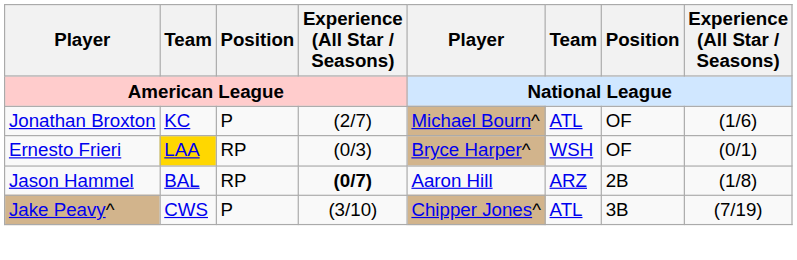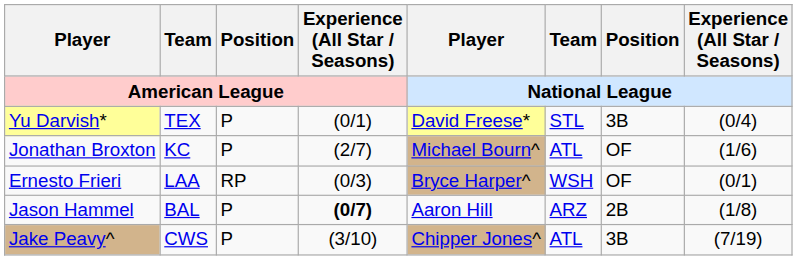+ row: (58, 120)
(182, 150) gold background -> (182, 180) no background
(233, 180) RP -> (227, 209) P
